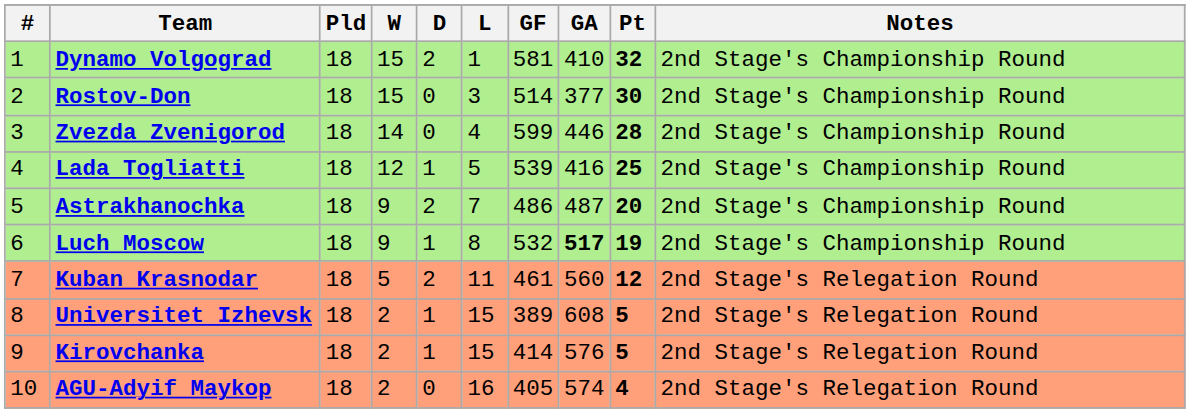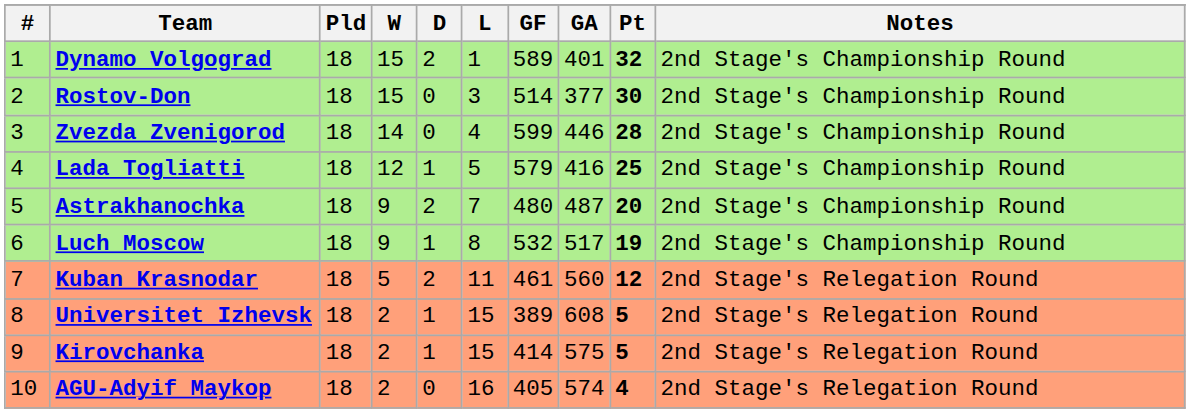(533, 60) 581 -> (533, 60) 589
(584, 60) 410 -> (584, 60) 401
(533, 170) 539 -> (533, 170) 579
(533, 206) 486 -> (533, 206) 480
(584, 243) bold -> (584, 243) normal
(584, 353) 576 -> (584, 353) 575
